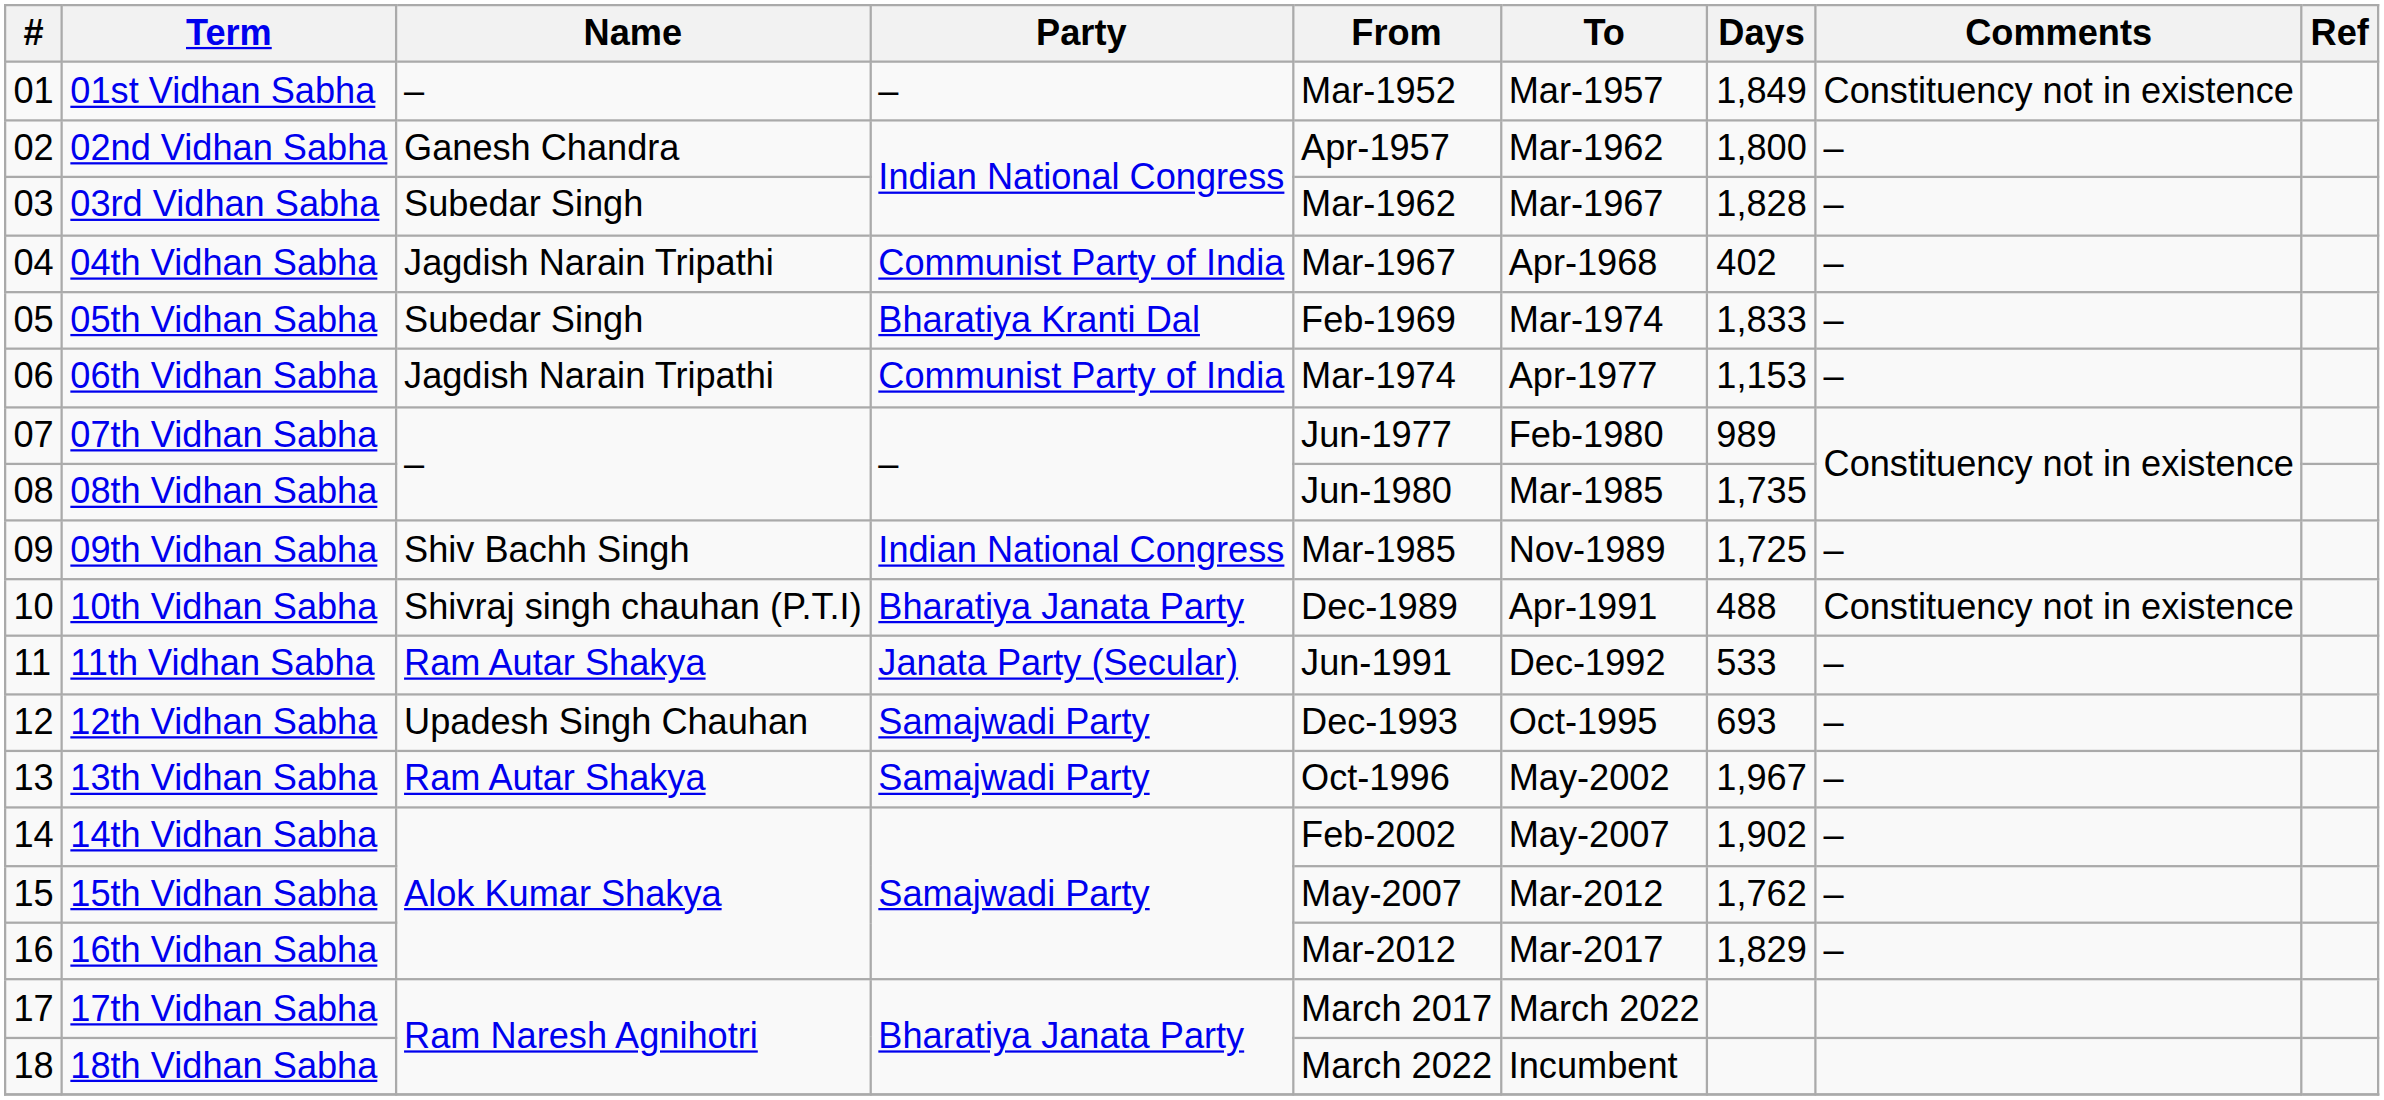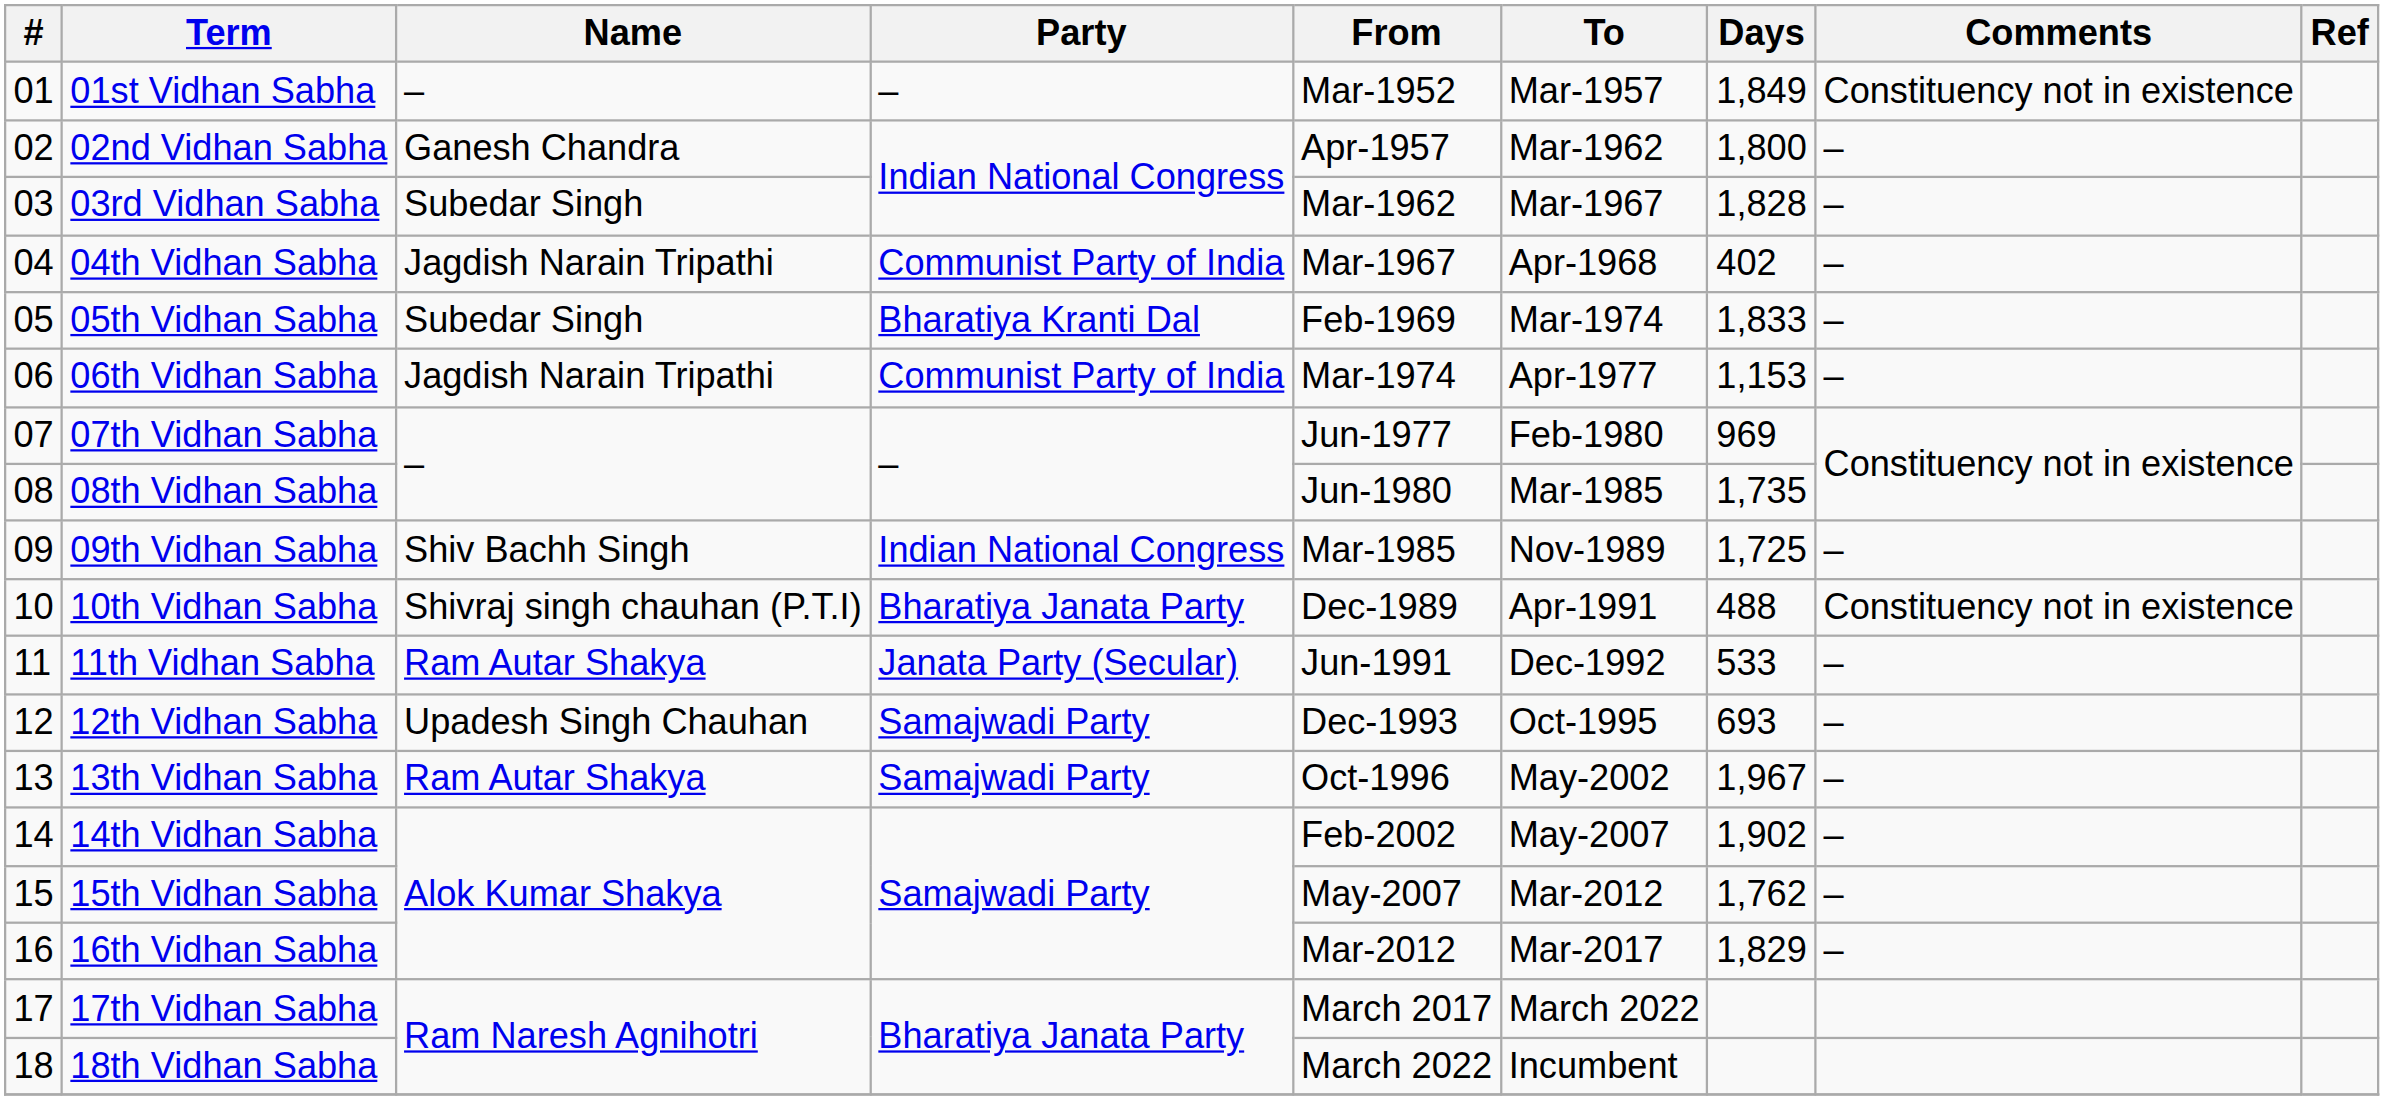(1747, 434) 989 -> (1747, 434) 969
